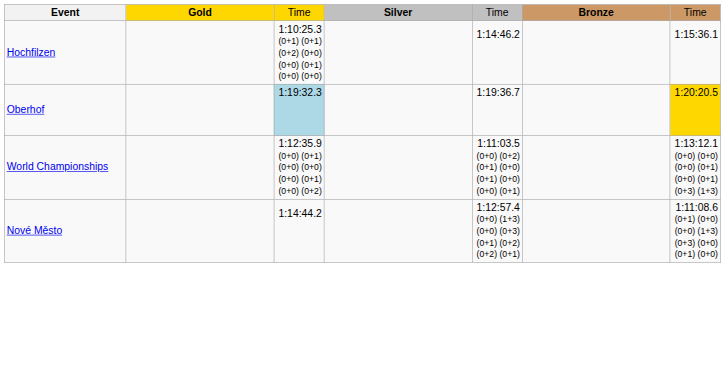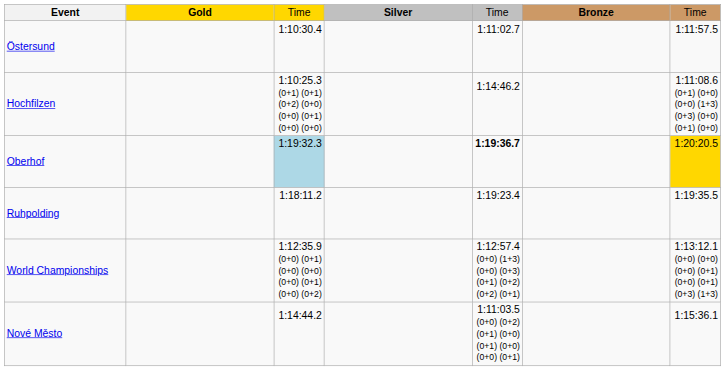+ row: (31, 46)
(696, 35) 1:15:36.1 -> (696, 104) 1:11:08.6 (0+1) (0+0) (0+0) (1+3) (0+3) (0+0) (0+1) (0+0)
(498, 92) normal -> (498, 144) bold
+ row: (33, 213)
(498, 167) 1:11:03.5 (0+0) (0+2) (0+1) (0+0) (0+1) (0+0) (0+0) (0+1) -> (498, 270) 1:12:57.4 (0+0) (1+3) (0+0) (0+3) (0+1) (0+2) (0+2) (0+1)
(498, 230) 1:12:57.4 (0+0) (1+3) (0+0) (0+3) (0+1) (0+2) (0+2) (0+1) -> (498, 334) 1:11:03.5 (0+0) (0+2) (0+1) (0+0) (0+1) (0+0) (0+0) (0+1)
(696, 230) 1:11:08.6 (0+1) (0+0) (0+0) (1+3) (0+3) (0+0) (0+1) (0+0) -> (696, 316) 1:15:36.1
